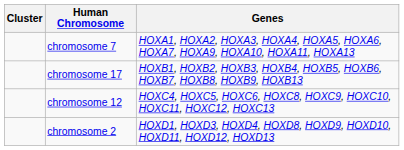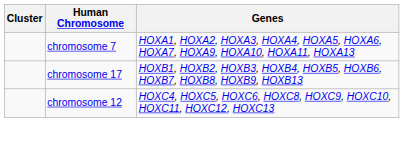- row: (82, 131)
